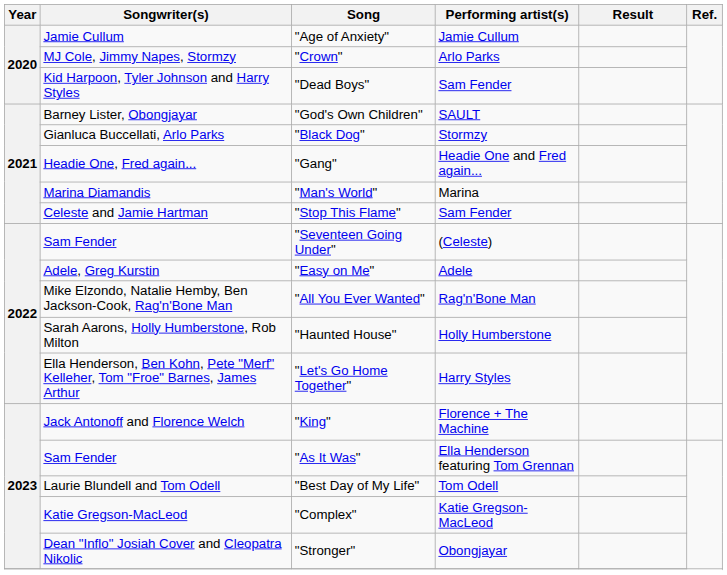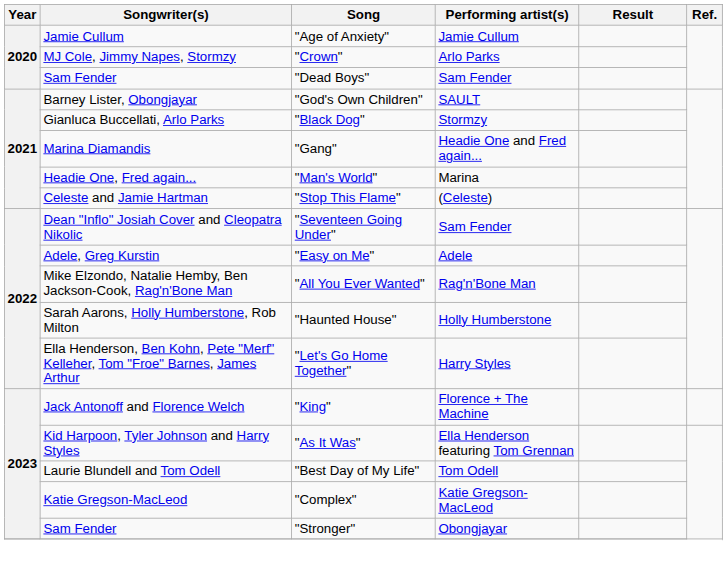(156, 85) Kid Harpoon, Tyler Johnson and Harry Styles -> (80, 78) Sam Fender
(120, 163) Headie One, Fred again... -> (97, 148) Marina Diamandis
(97, 192) Marina Diamandis -> (120, 177) Headie One, Fred again...
(475, 213) Sam Fender -> (465, 198) (Celeste)
(80, 241) Sam Fender -> (163, 226) Dean "Inflo" Josiah Cover and Cleopatra Nikolic
(465, 241) (Celeste) -> (475, 226) Sam Fender
(80, 457) Sam Fender -> (156, 442) Kid Harpoon, Tyler Johnson and Harry Styles
(163, 551) Dean "Inflo" Josiah Cover and Cleopatra Nikolic -> (80, 528) Sam Fender
